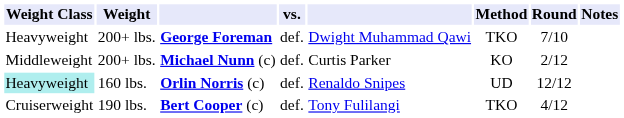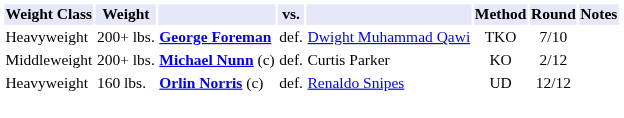(47, 82) paleturquoise background -> (47, 82) no background
- row: (212, 105)
